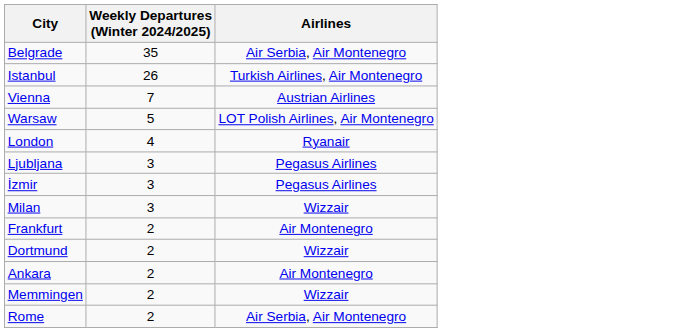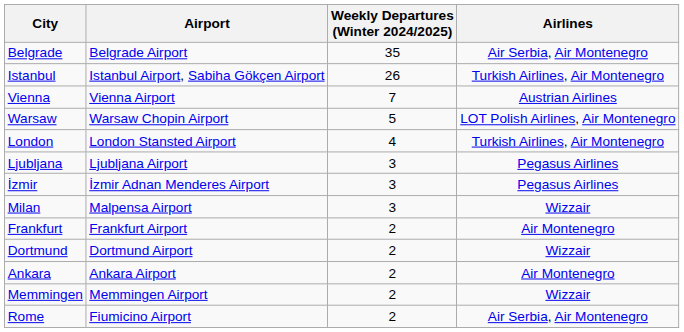+ column: (207, 23)
(326, 141) Ryanair -> (568, 141) Turkish Airlines, Air Montenegro
